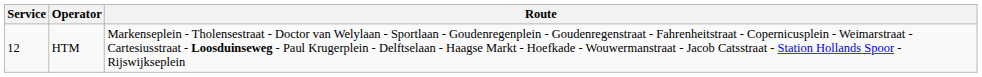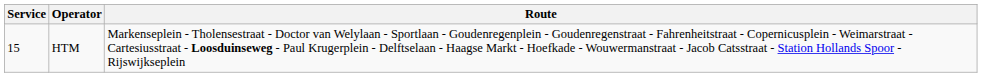(14, 48) 12 -> (14, 48) 15
